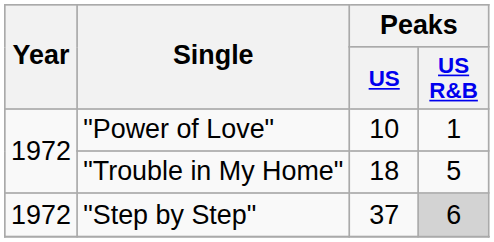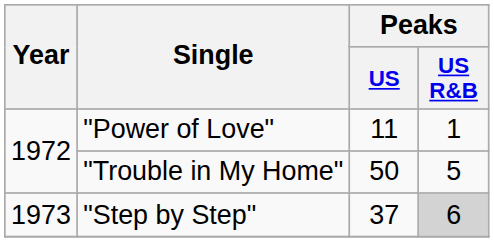(384, 129) 10 -> (384, 129) 11
(384, 172) 18 -> (384, 172) 50
(41, 214) 1972 -> (41, 214) 1973
